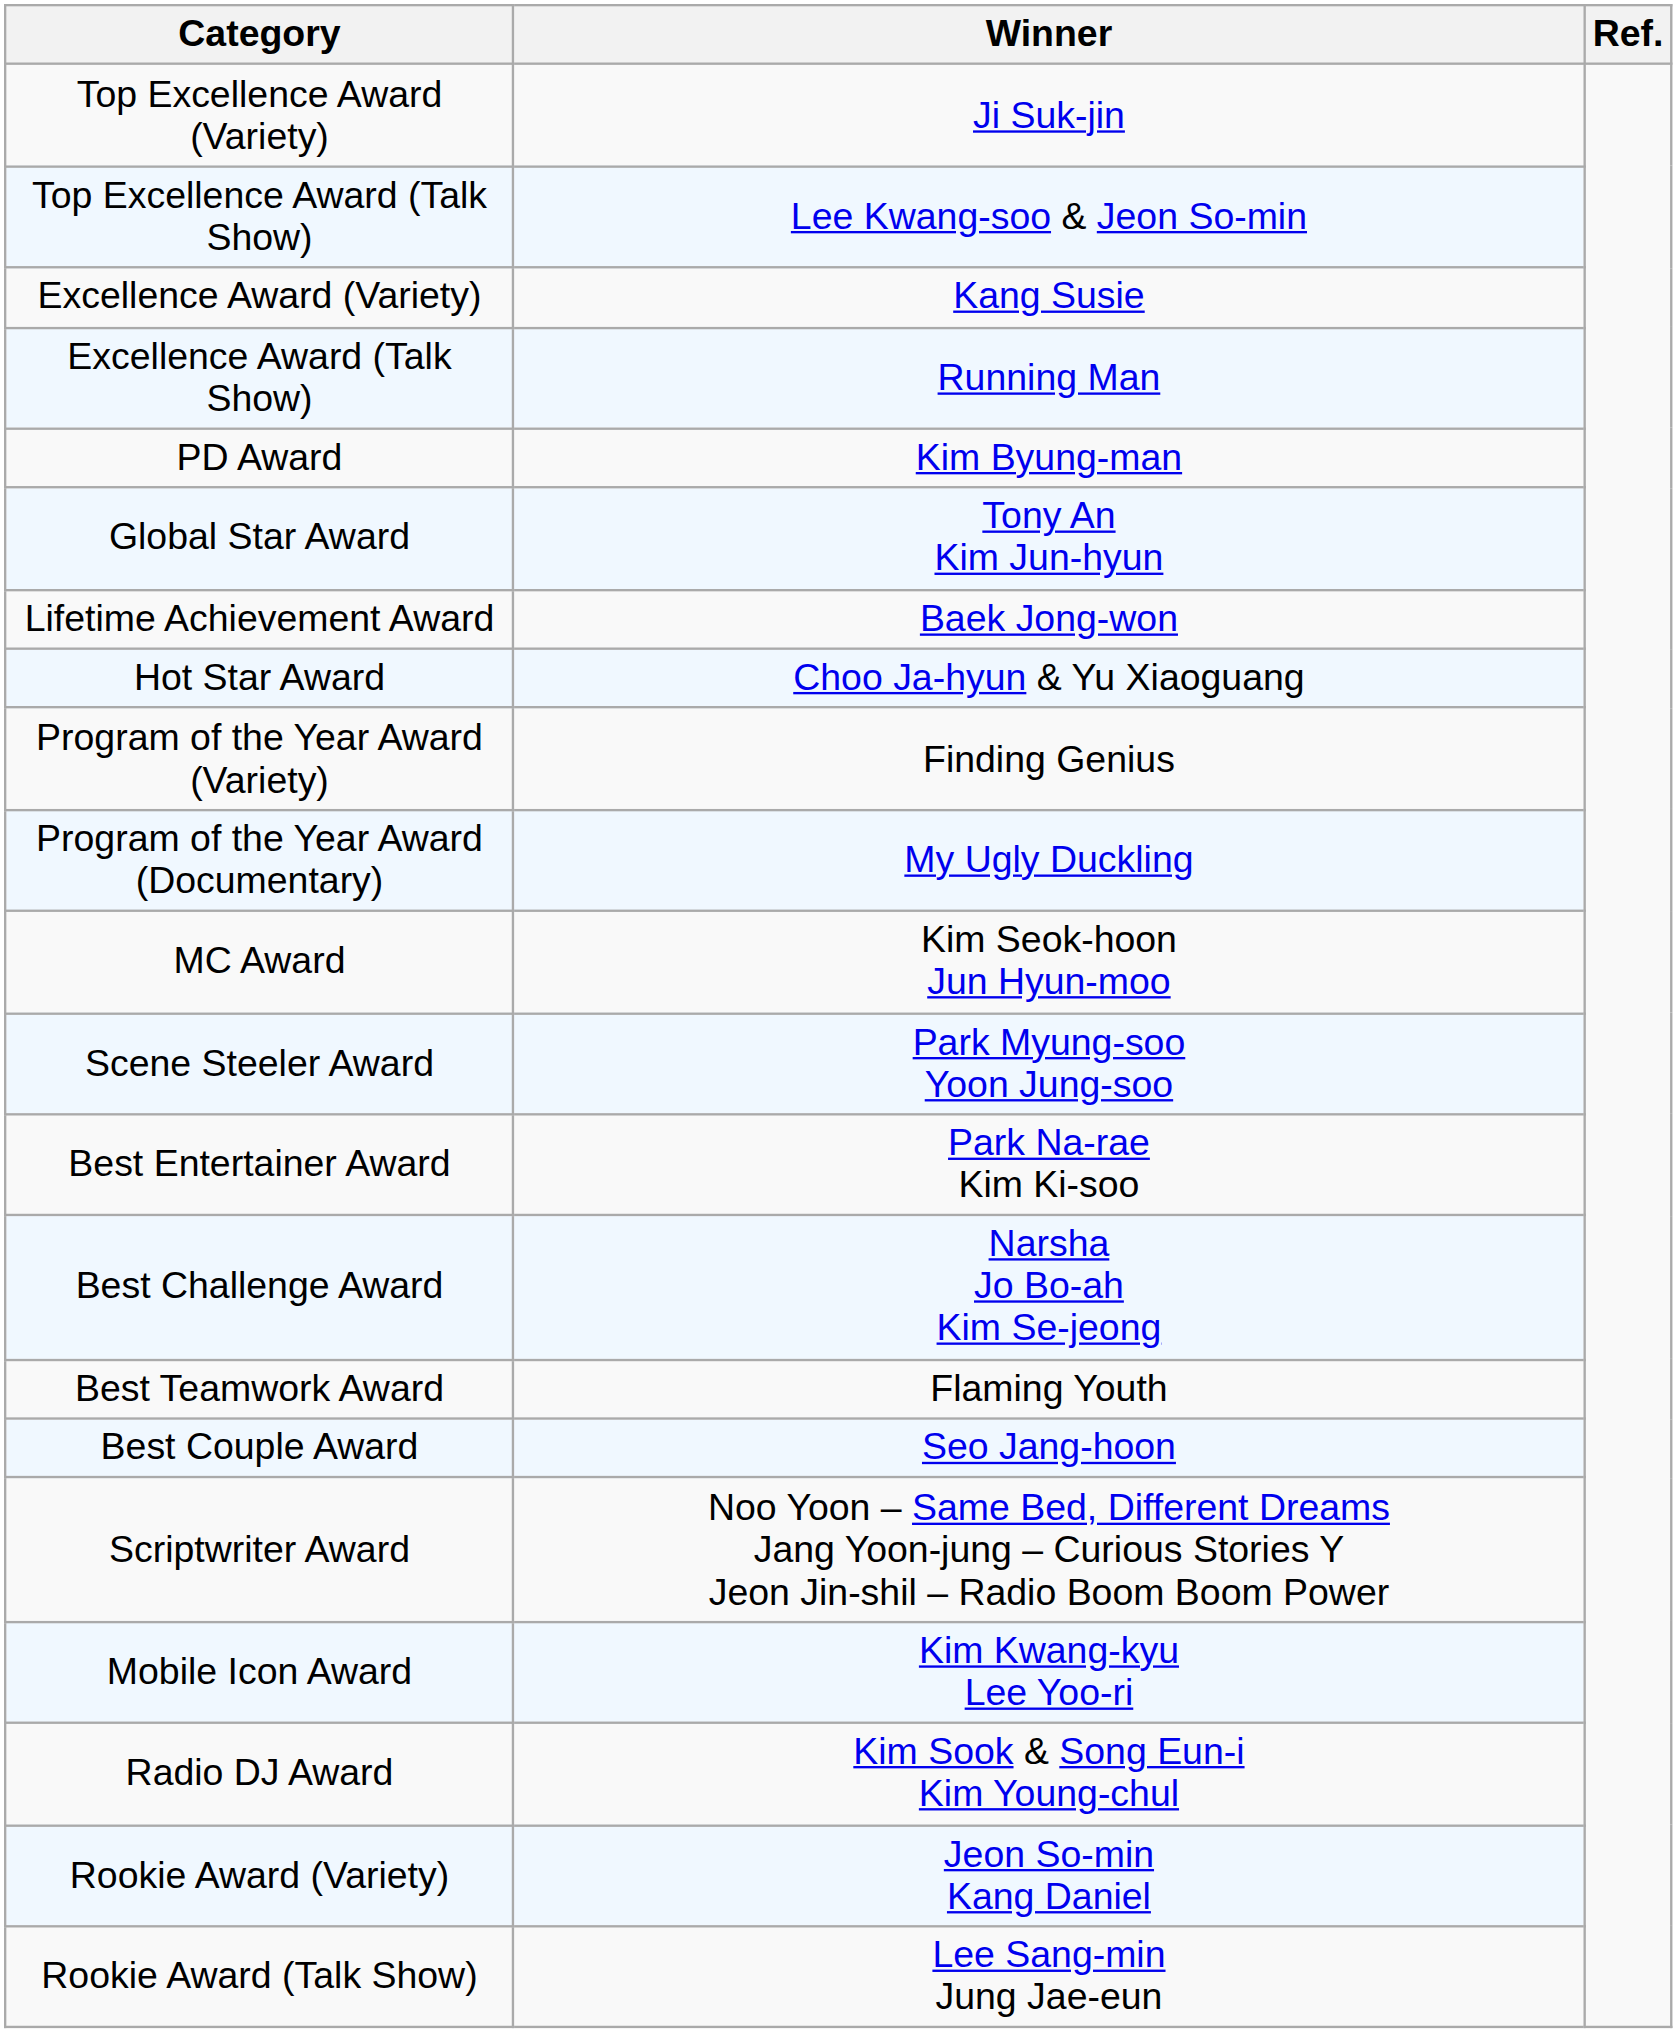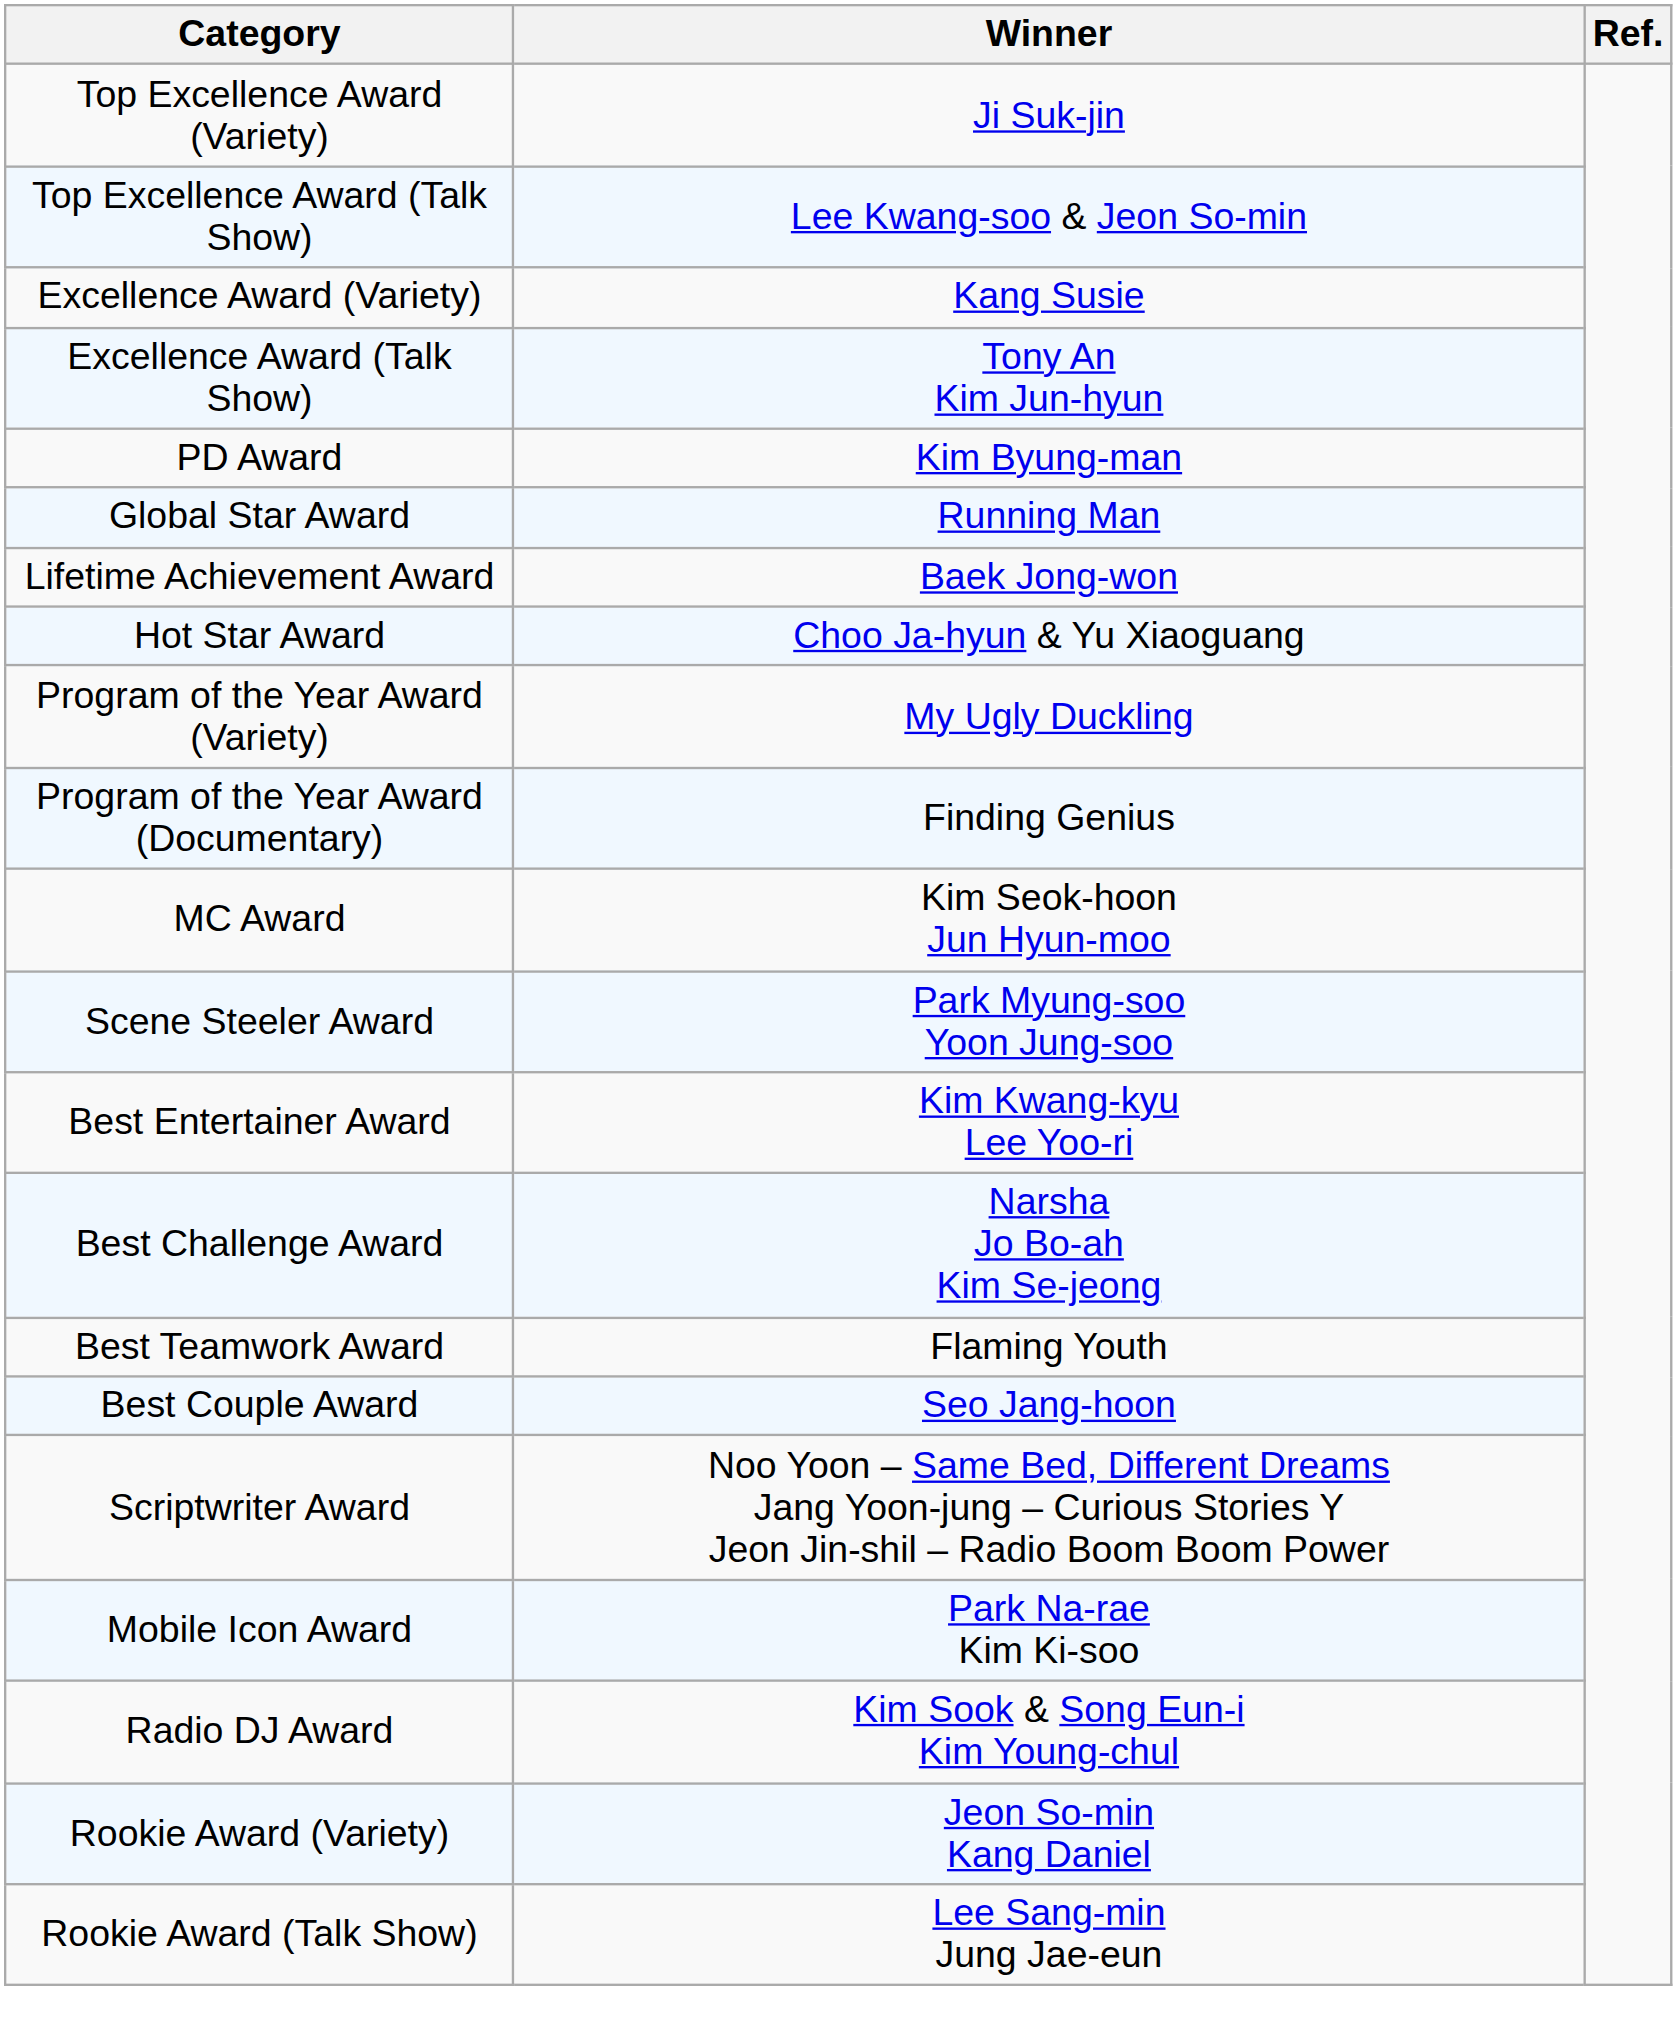(1049, 376) Running Man -> (1049, 376) Tony An Kim Jun-hyun
(1049, 537) Tony An Kim Jun-hyun -> (1049, 516) Running Man
(1049, 758) Finding Genius -> (1049, 716) My Ugly Duckling
(1049, 859) My Ugly Duckling -> (1049, 817) Finding Genius
(1049, 1164) Park Na-rae Kim Ki-soo -> (1049, 1121) Kim Kwang-kyu Lee Yoo-ri
(1049, 1671) Kim Kwang-kyu Lee Yoo-ri -> (1049, 1629) Park Na-rae Kim Ki-soo
